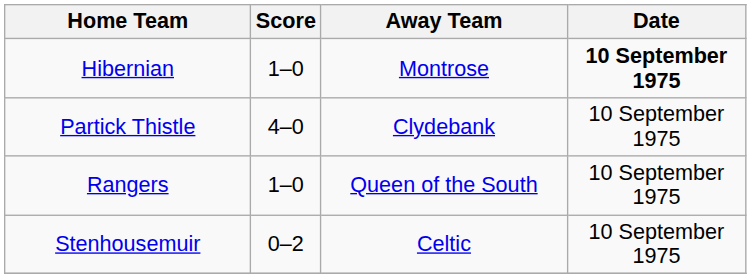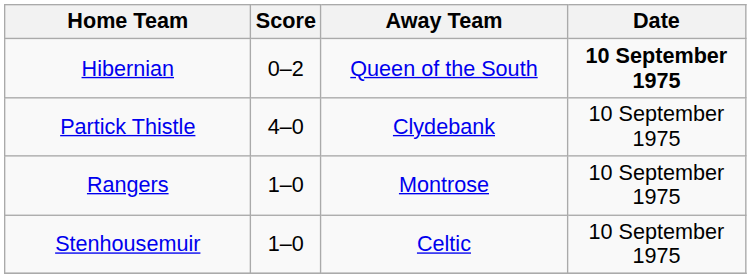(286, 68) 1–0 -> (286, 68) 0–2
(444, 68) Montrose -> (444, 68) Queen of the South
(444, 185) Queen of the South -> (444, 185) Montrose
(286, 243) 0–2 -> (286, 243) 1–0
